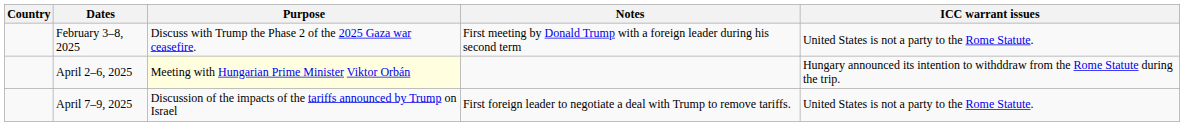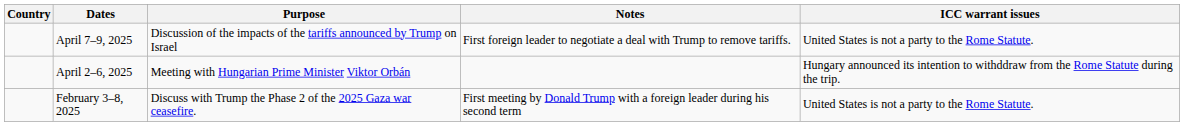rows swapped: (90, 39) <-> (94, 104)
(281, 72) lightyellow background -> (281, 72) no background
